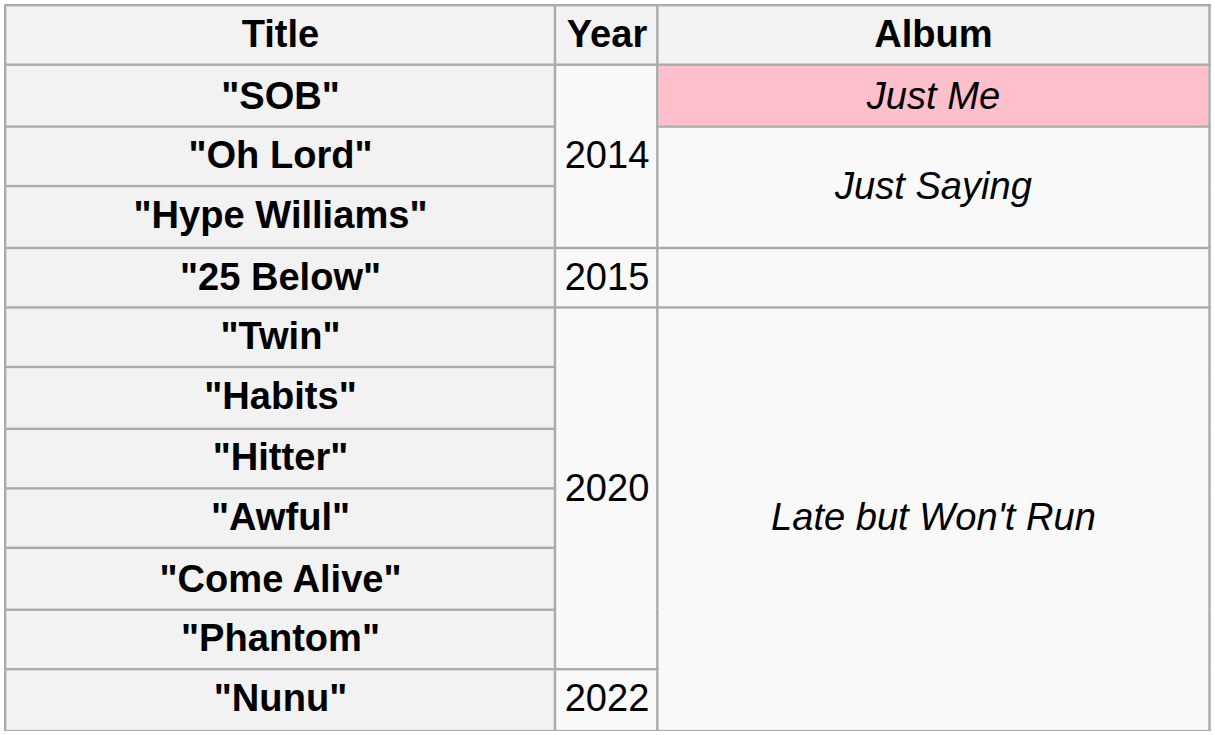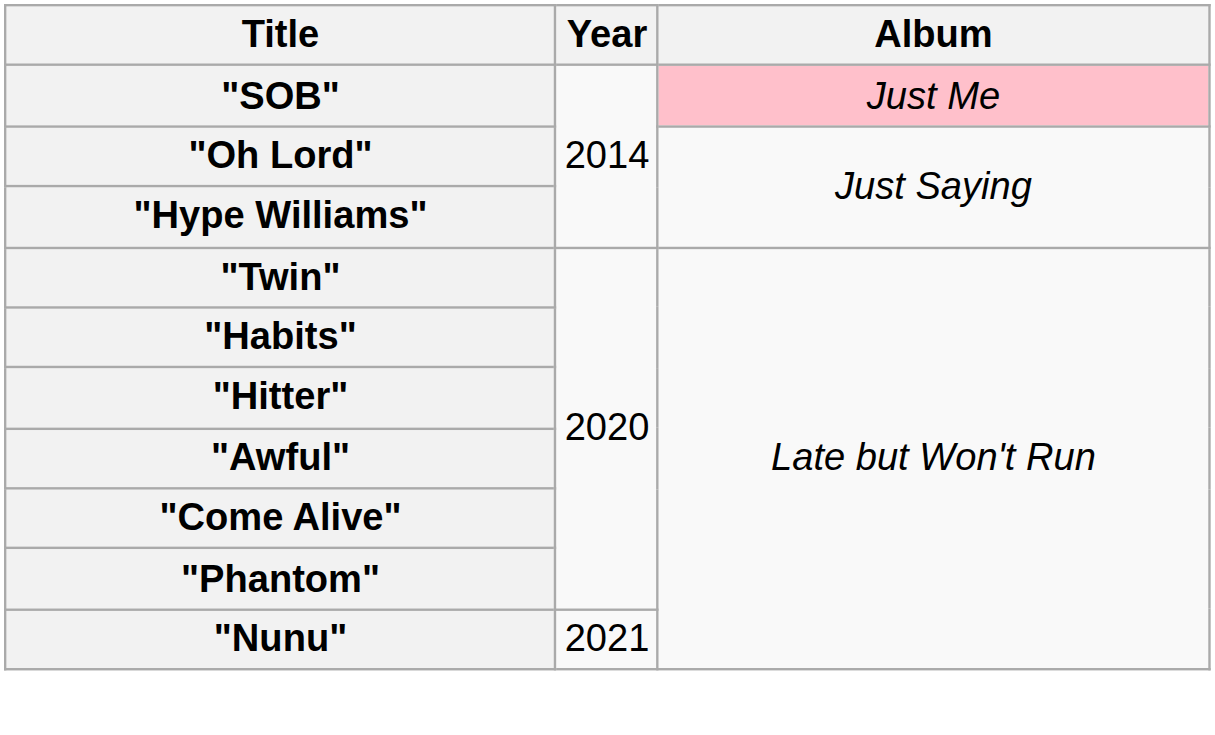- row: (281, 276)
(607, 699) 2022 -> (607, 638) 2021
